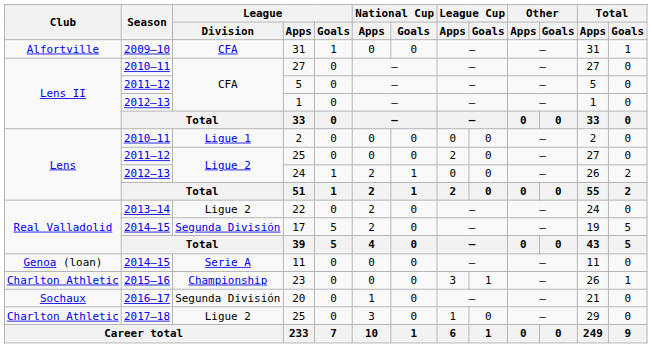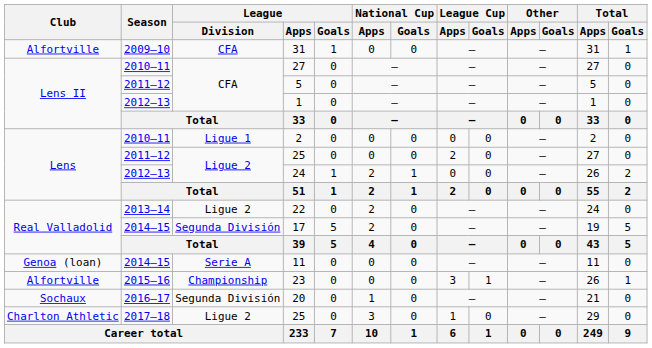(63, 280) Charlton Athletic -> (63, 280) Alfortville
